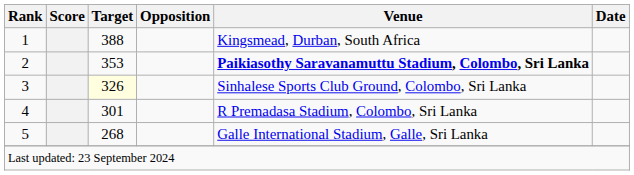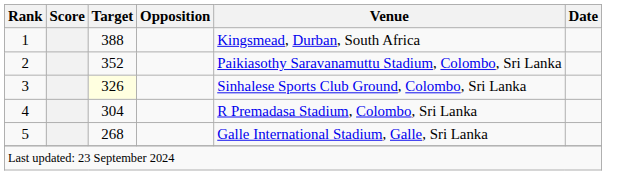(112, 63) 353 -> (112, 63) 352
(403, 63) bold -> (389, 63) normal
(112, 110) 301 -> (112, 110) 304
